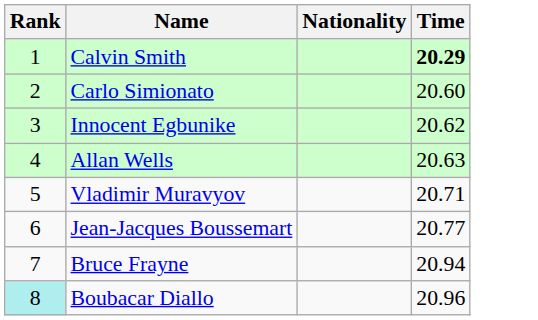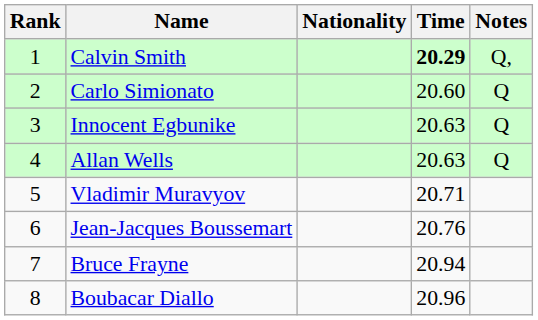+ column: (501, 21)
(441, 125) 20.62 -> (441, 125) 20.63
(441, 228) 20.77 -> (441, 228) 20.76
(35, 297) paleturquoise background -> (35, 297) no background
